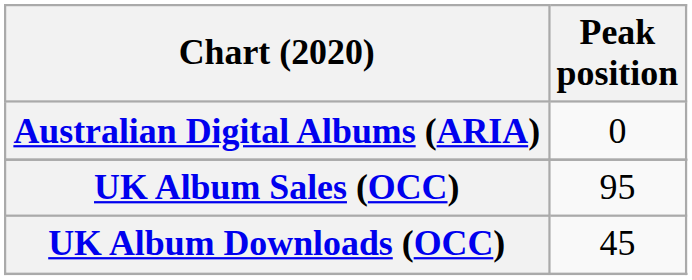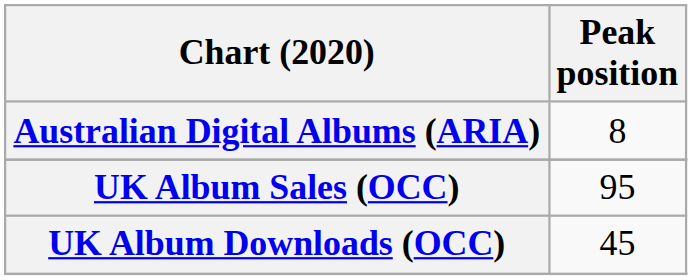(617, 130) 0 -> (617, 130) 8
